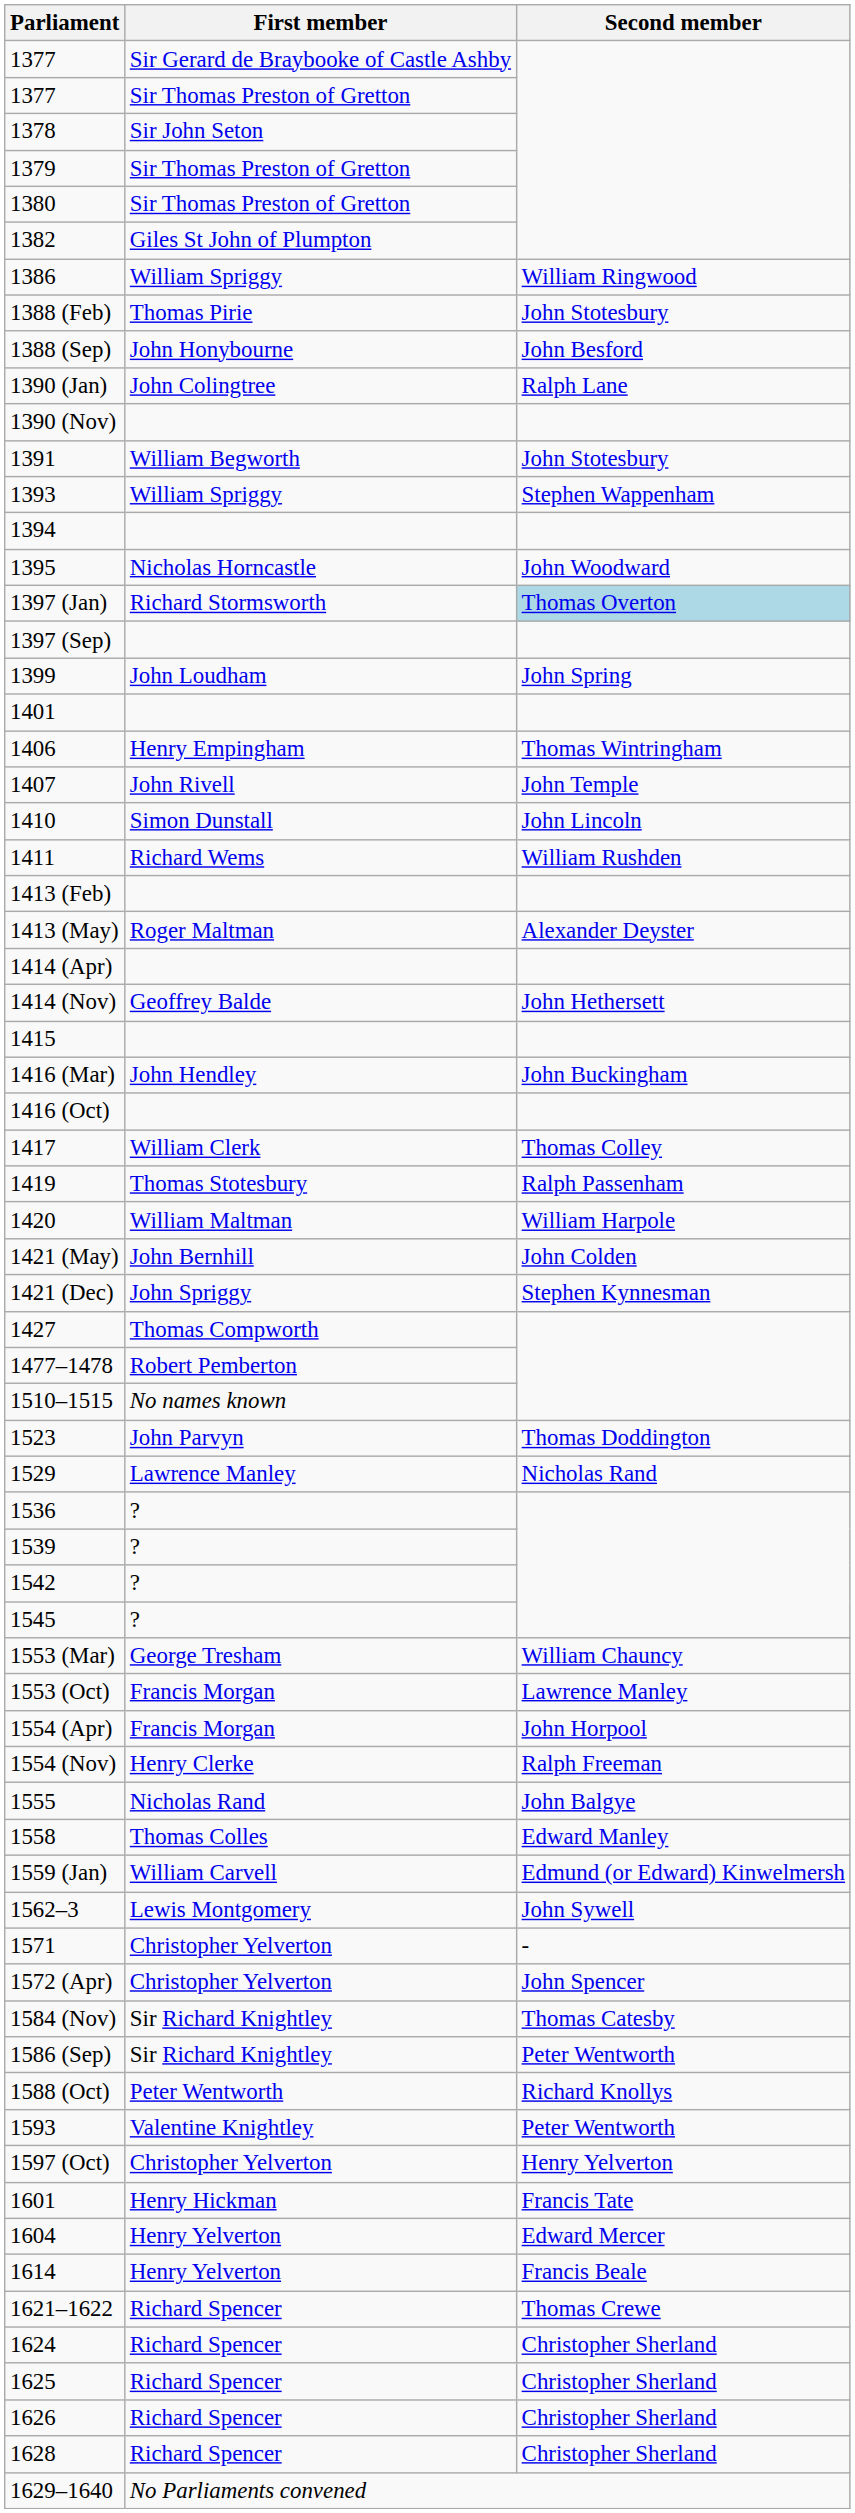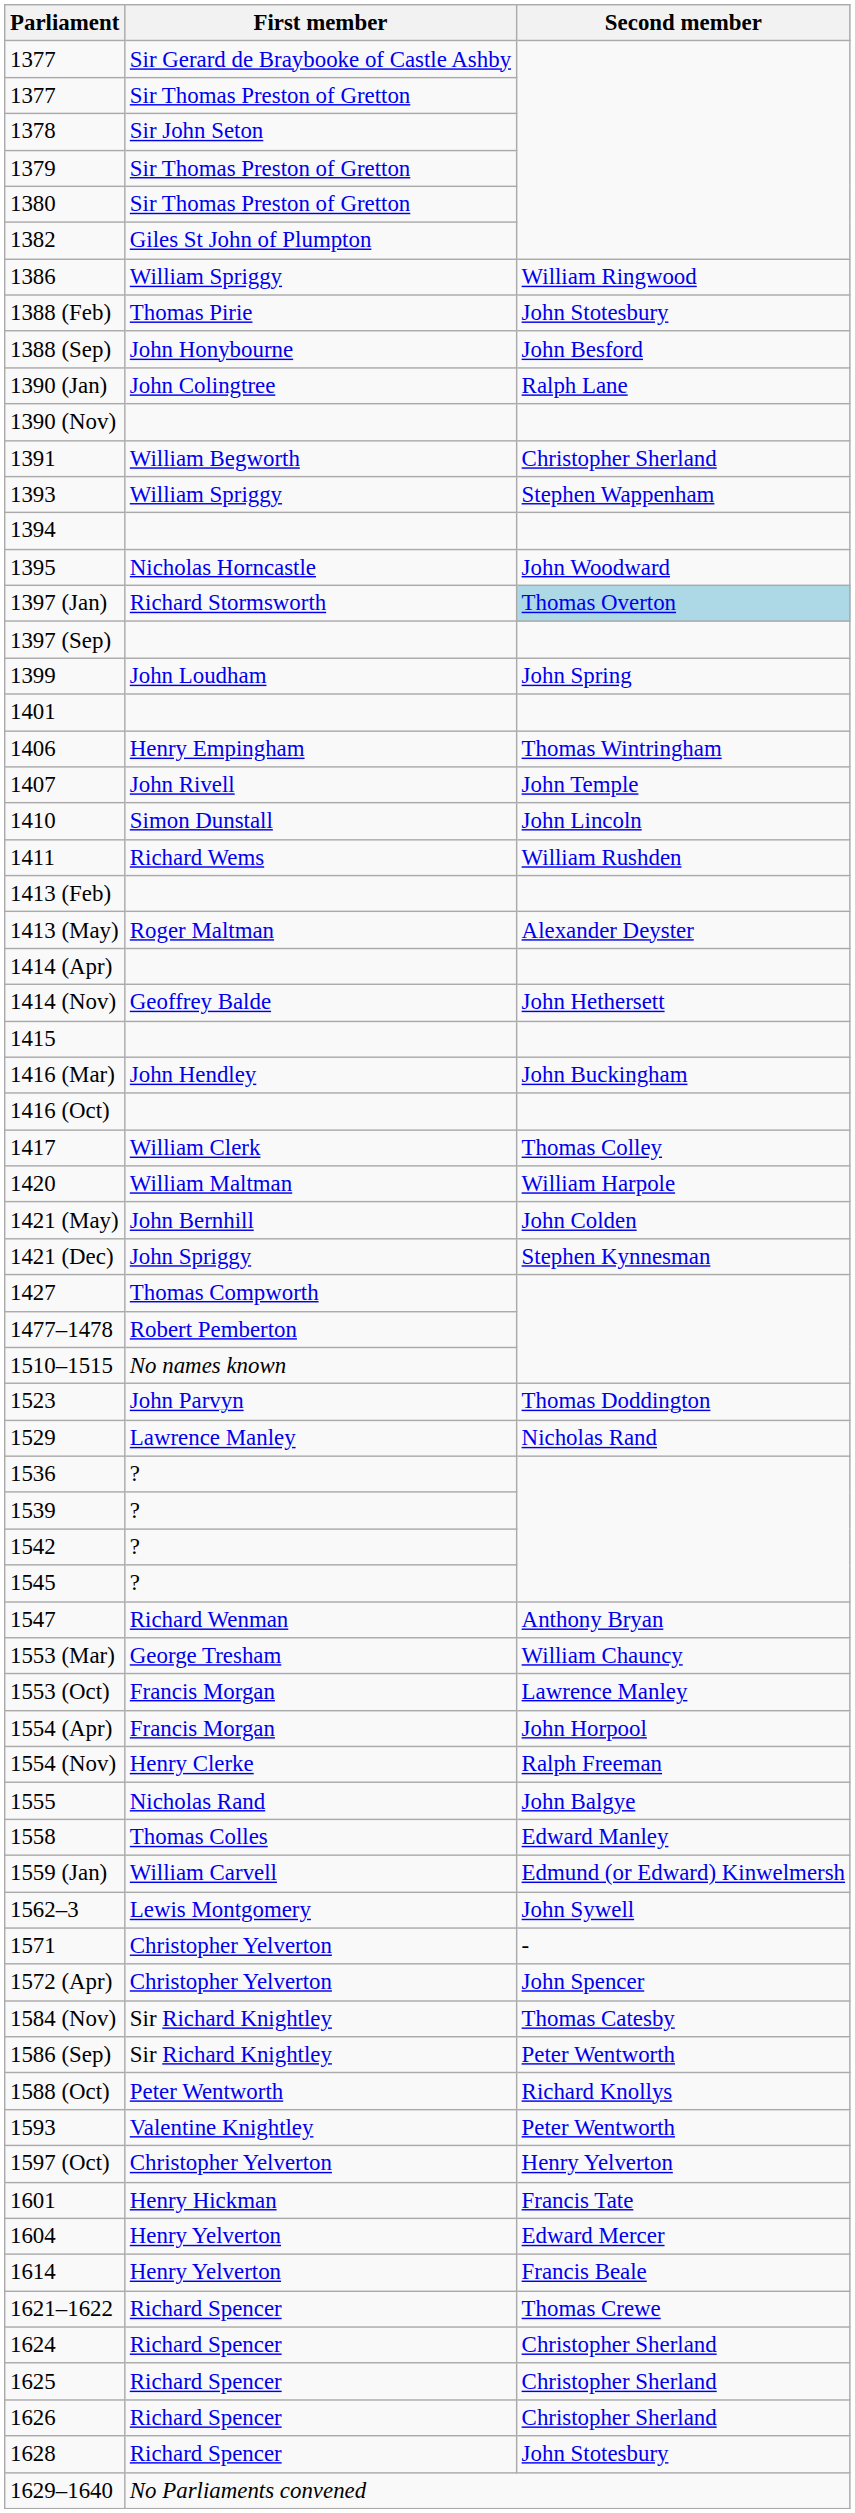(595, 458) John Stotesbury -> (619, 458) Christopher Sherland
- row: (33, 1183)
+ row: (33, 1619)
(619, 2453) Christopher Sherland -> (595, 2453) John Stotesbury
